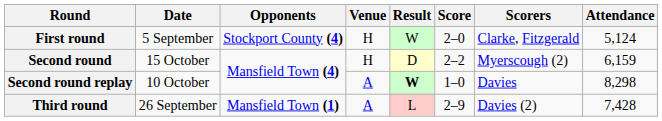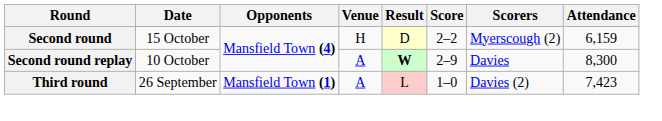- row: (70, 37)
(454, 82) 1–0 -> (447, 60) 2–9
(620, 82) 8,298 -> (601, 60) 8,300
(454, 104) 2–9 -> (447, 82) 1–0
(620, 104) 7,428 -> (601, 82) 7,423
